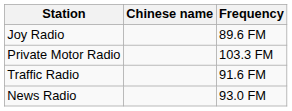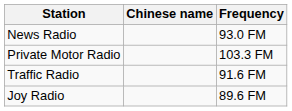rows swapped: (42, 95) <-> (36, 34)
